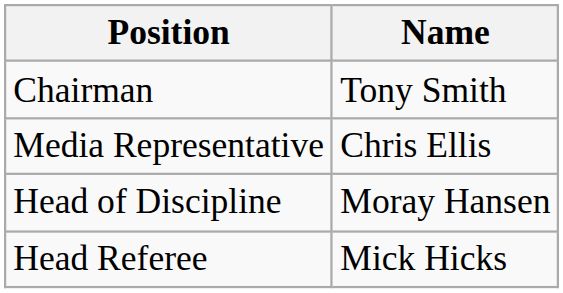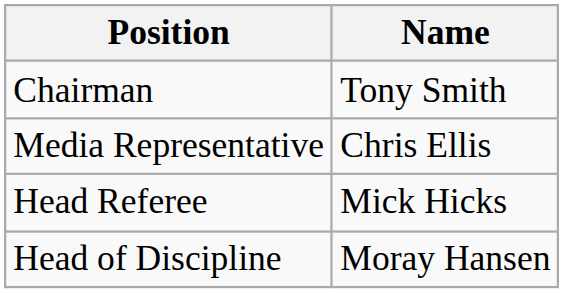rows swapped: (147, 201) <-> (110, 257)
